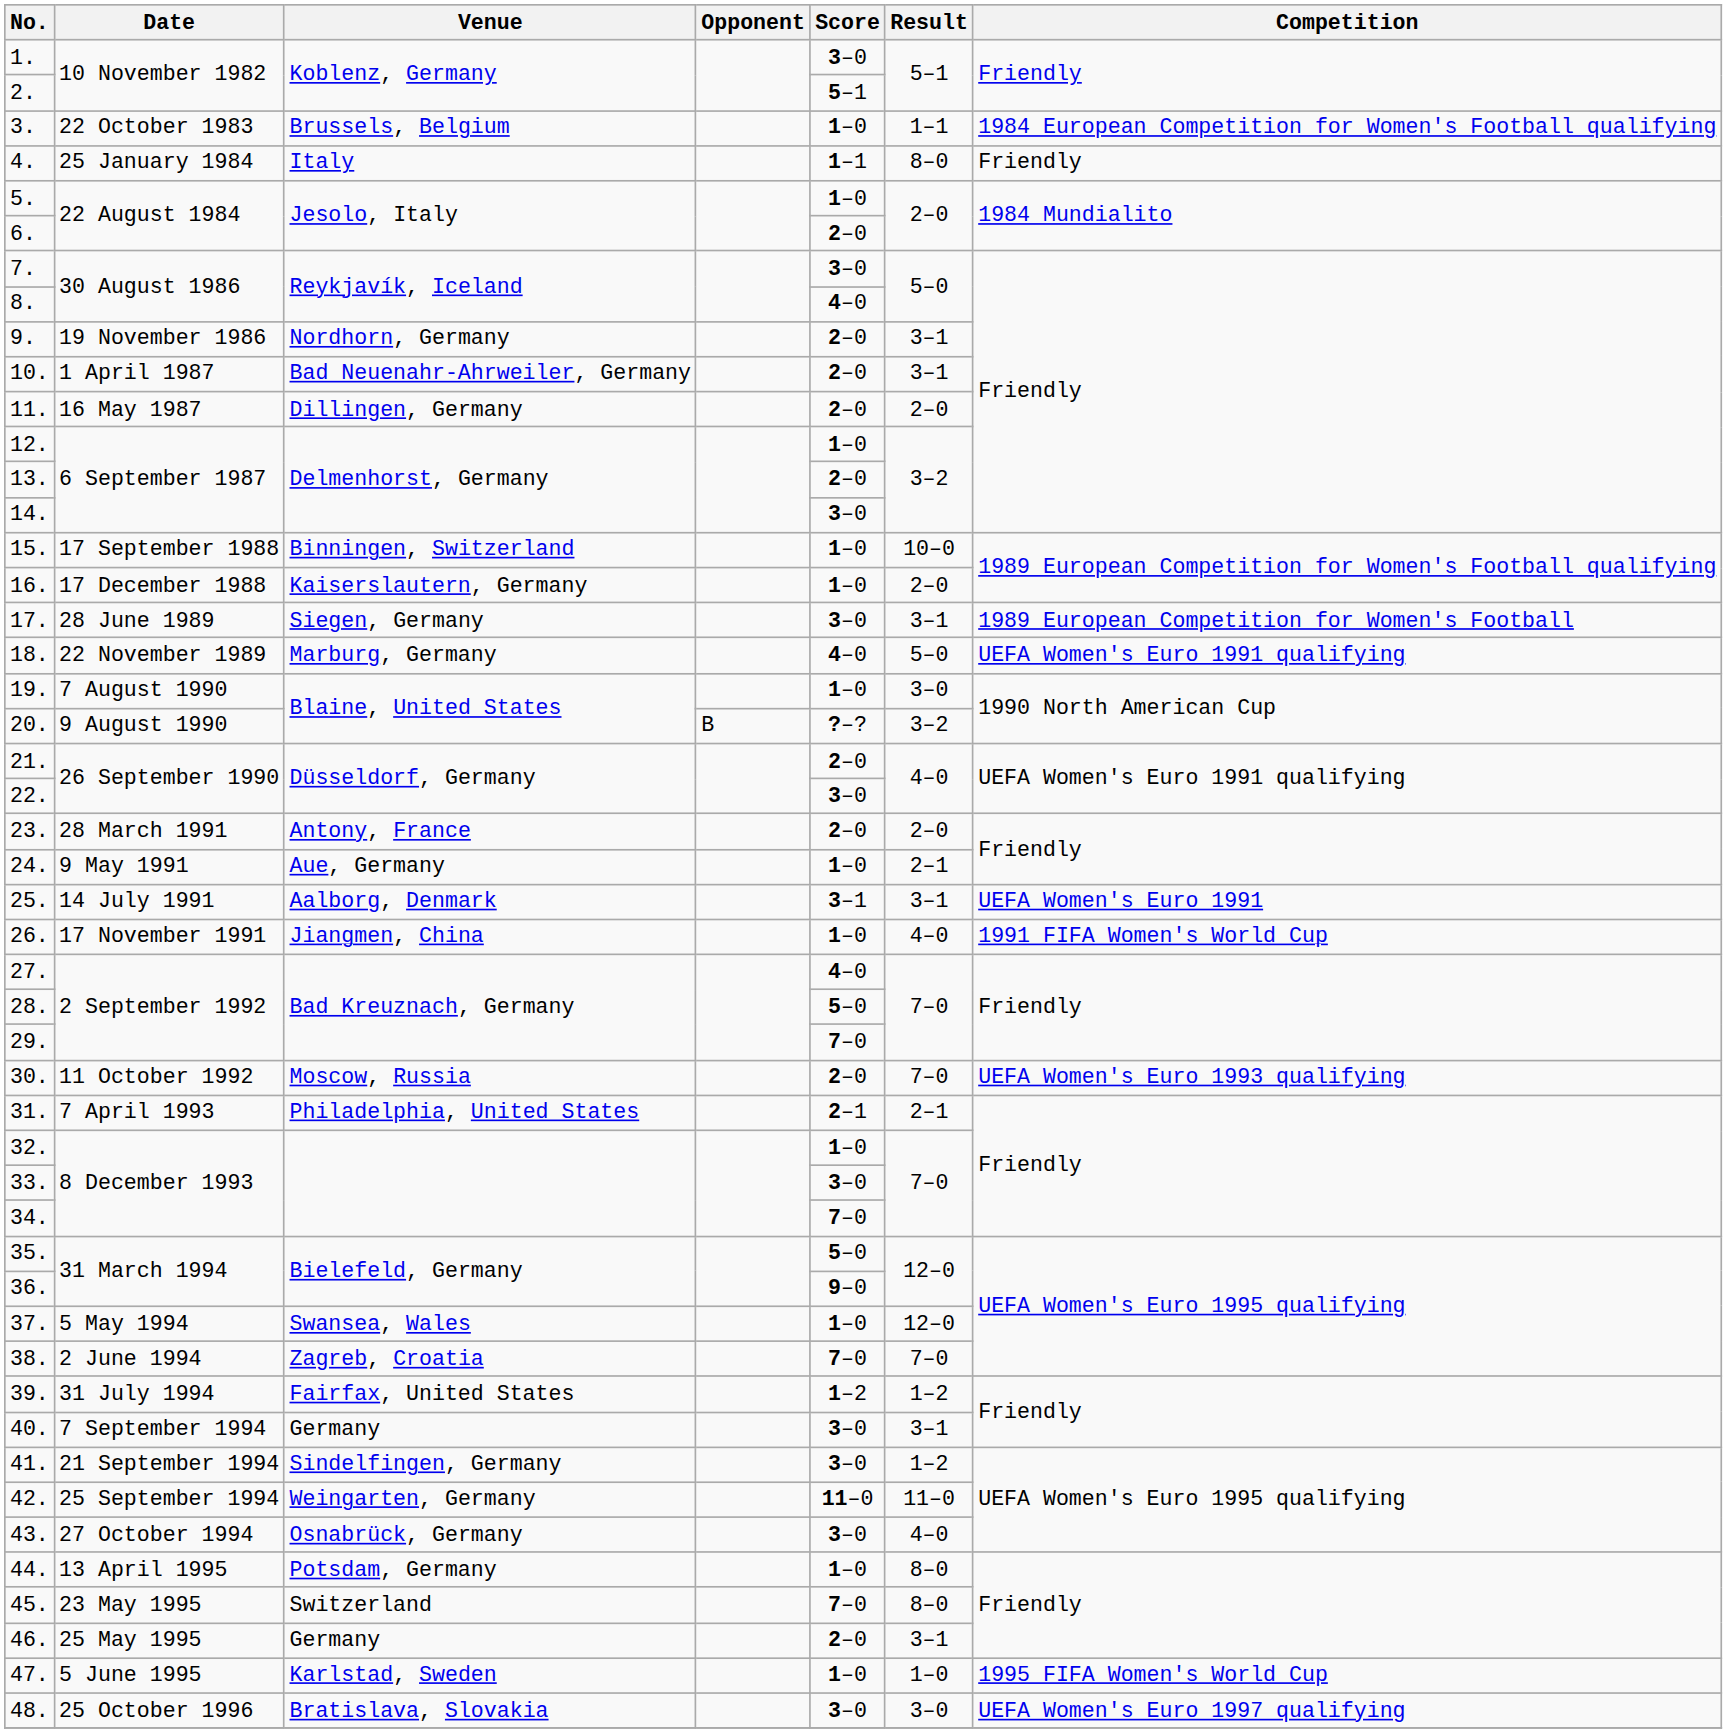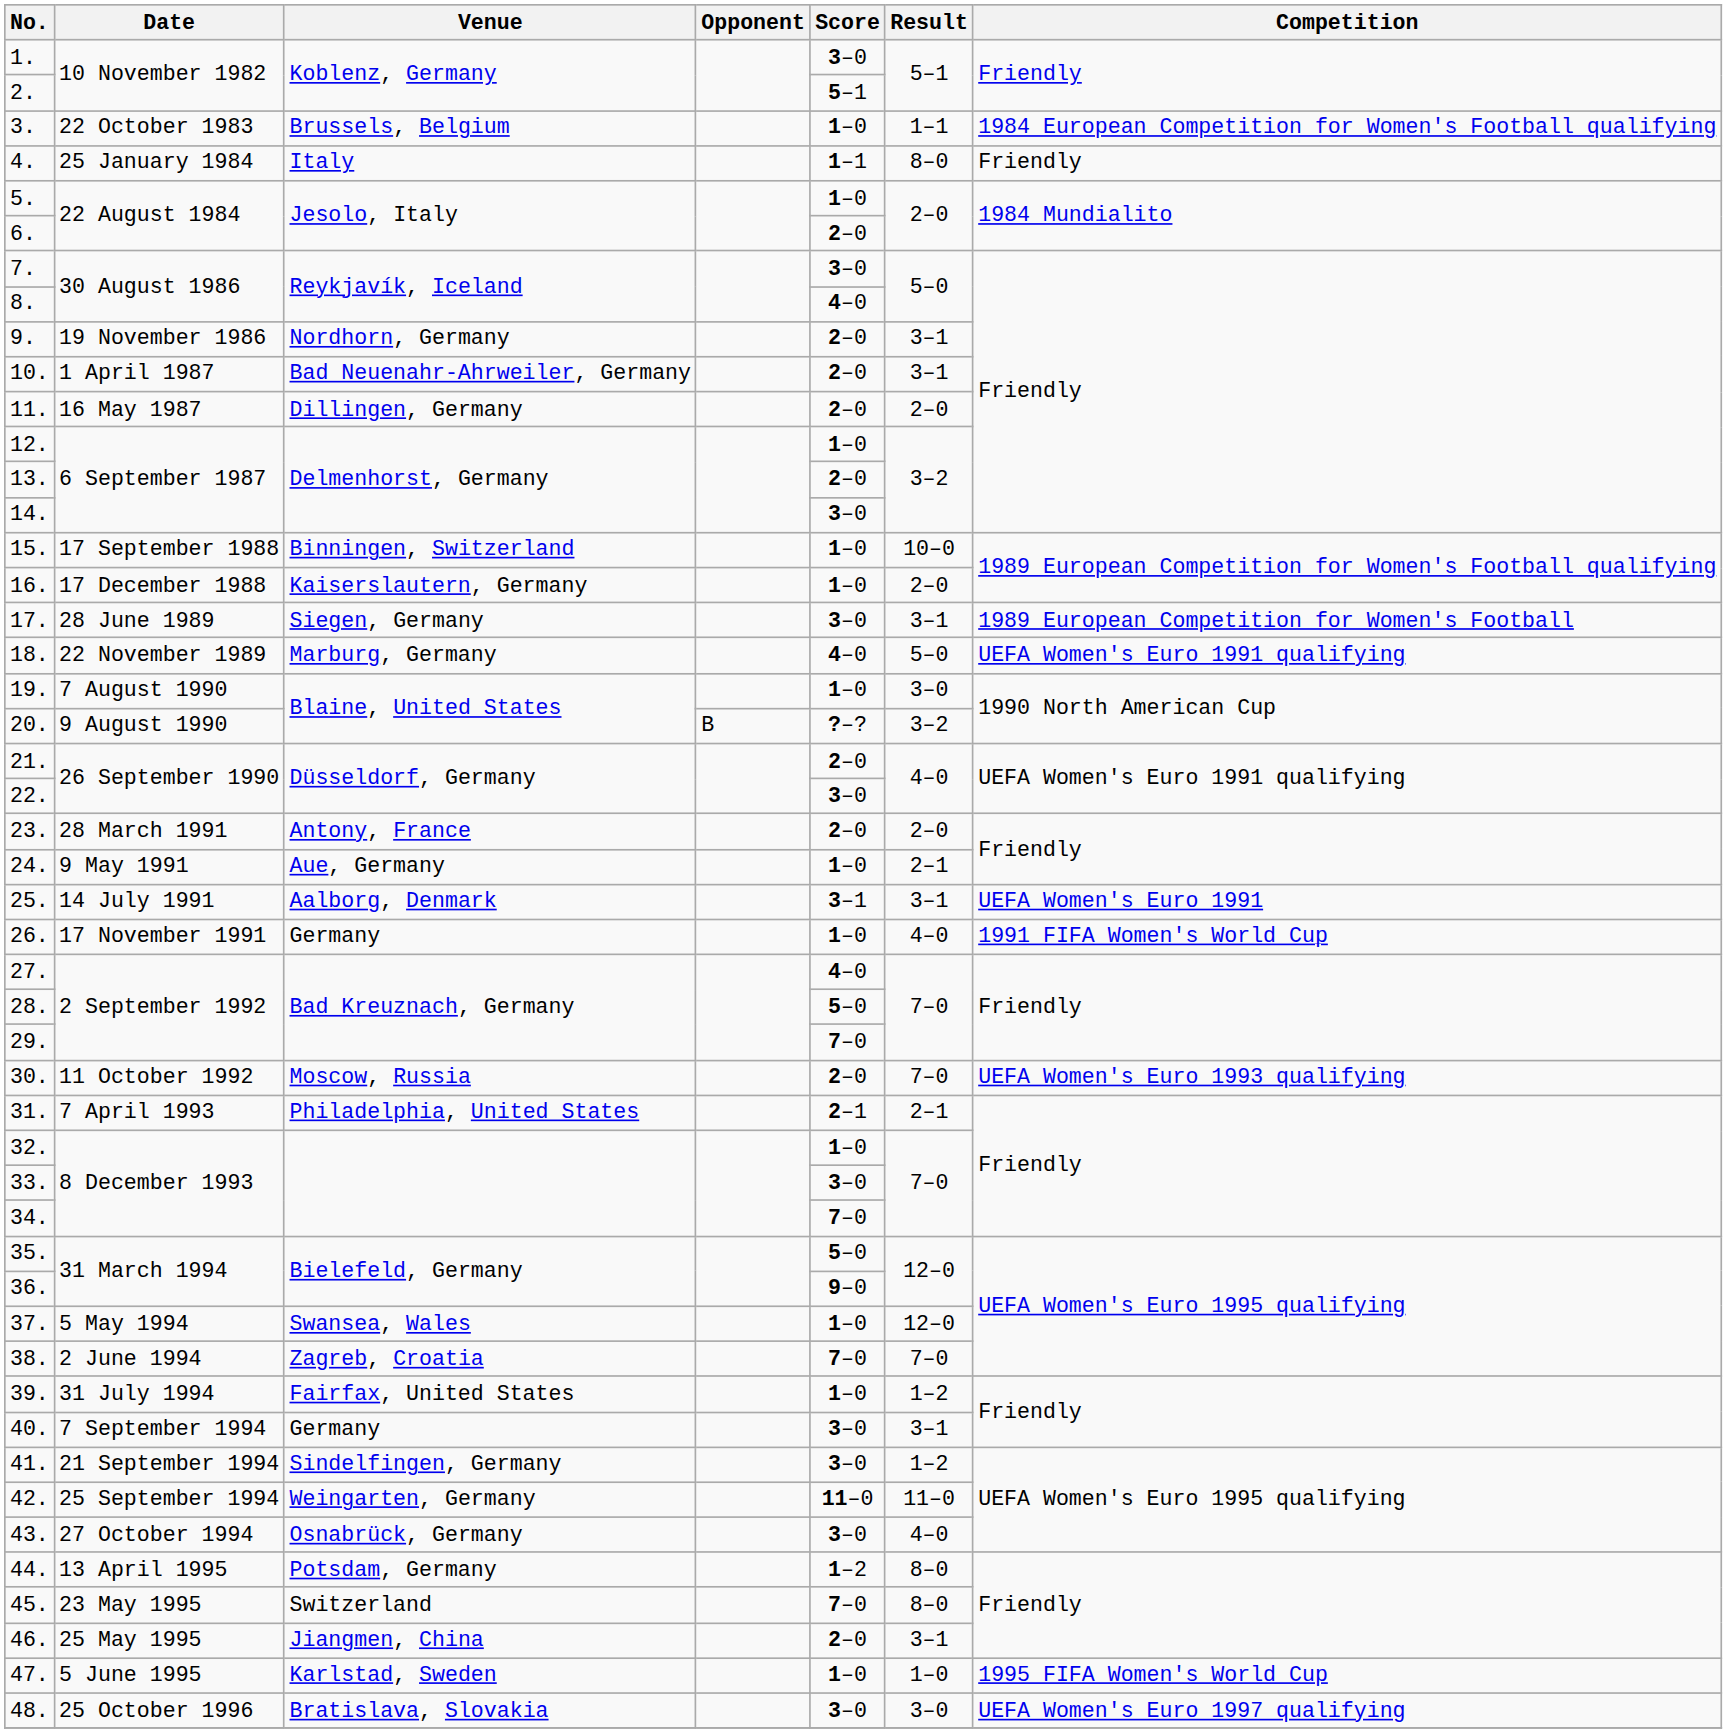(387, 937) Jiangmen, China -> (335, 937) Germany
(848, 1394) 1–2 -> (848, 1394) 1–0
(848, 1570) 1–0 -> (848, 1570) 1–2
(335, 1640) Germany -> (387, 1640) Jiangmen, China
